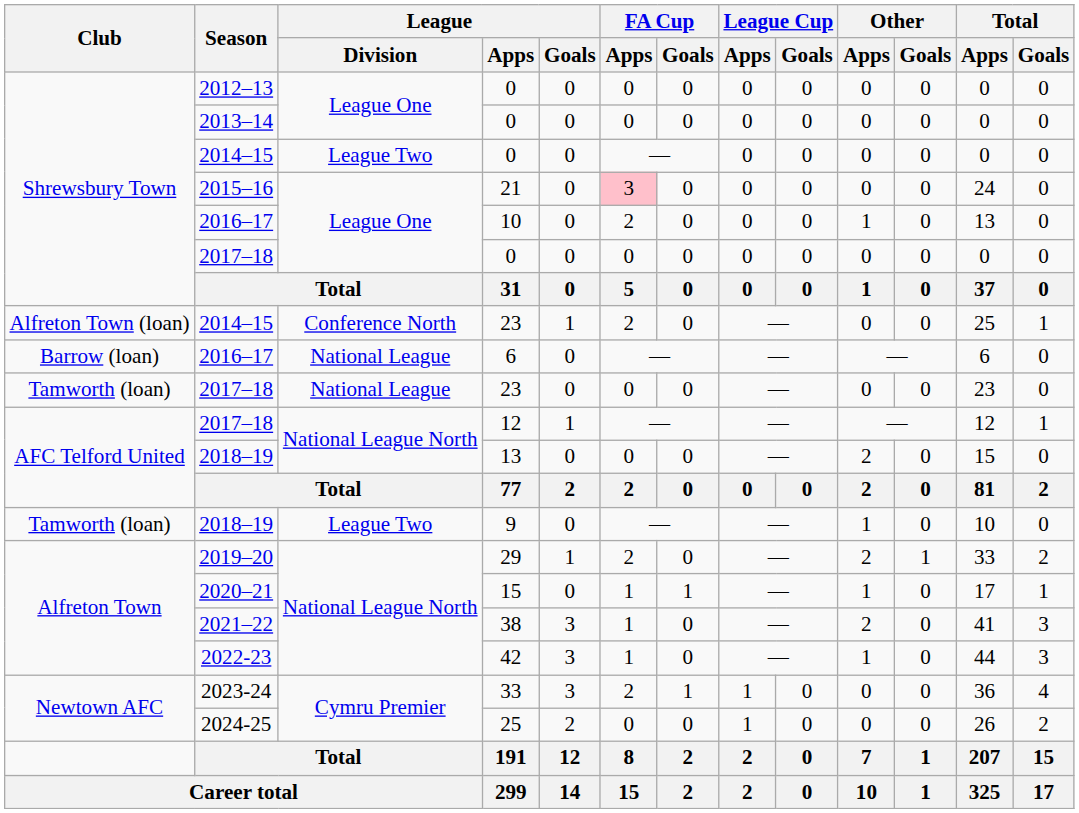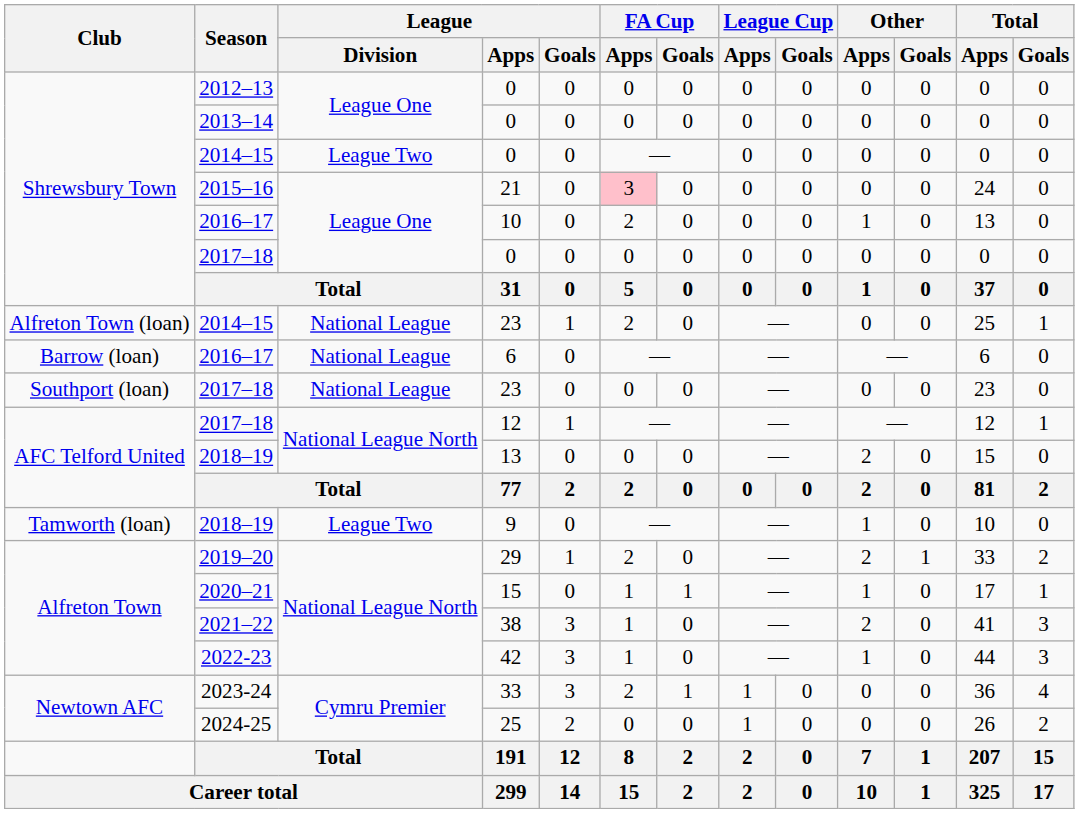(380, 322) Conference North -> (380, 322) National League
(100, 389) Tamworth (loan) -> (100, 389) Southport (loan)
